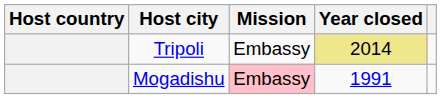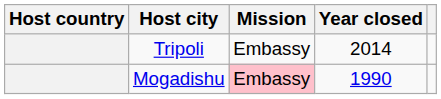(371, 49) khaki background -> (371, 49) no background
(371, 78) 1991 -> (371, 78) 1990
